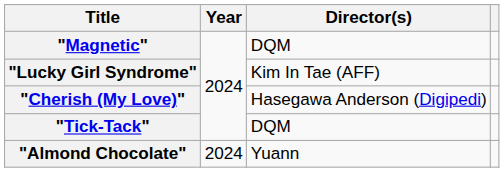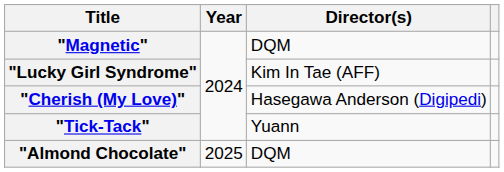(271, 126) DQM -> (275, 126) Yuann
(224, 153) 2024 -> (224, 153) 2025
(275, 153) Yuann -> (271, 153) DQM
